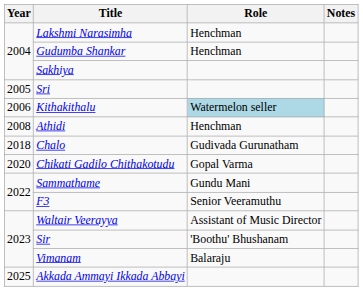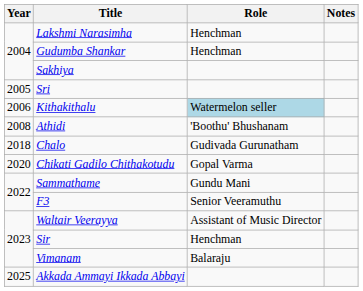(216, 126) Henchman -> (239, 126) 'Boothu' Bhushanam
(239, 239) 'Boothu' Bhushanam -> (216, 239) Henchman
